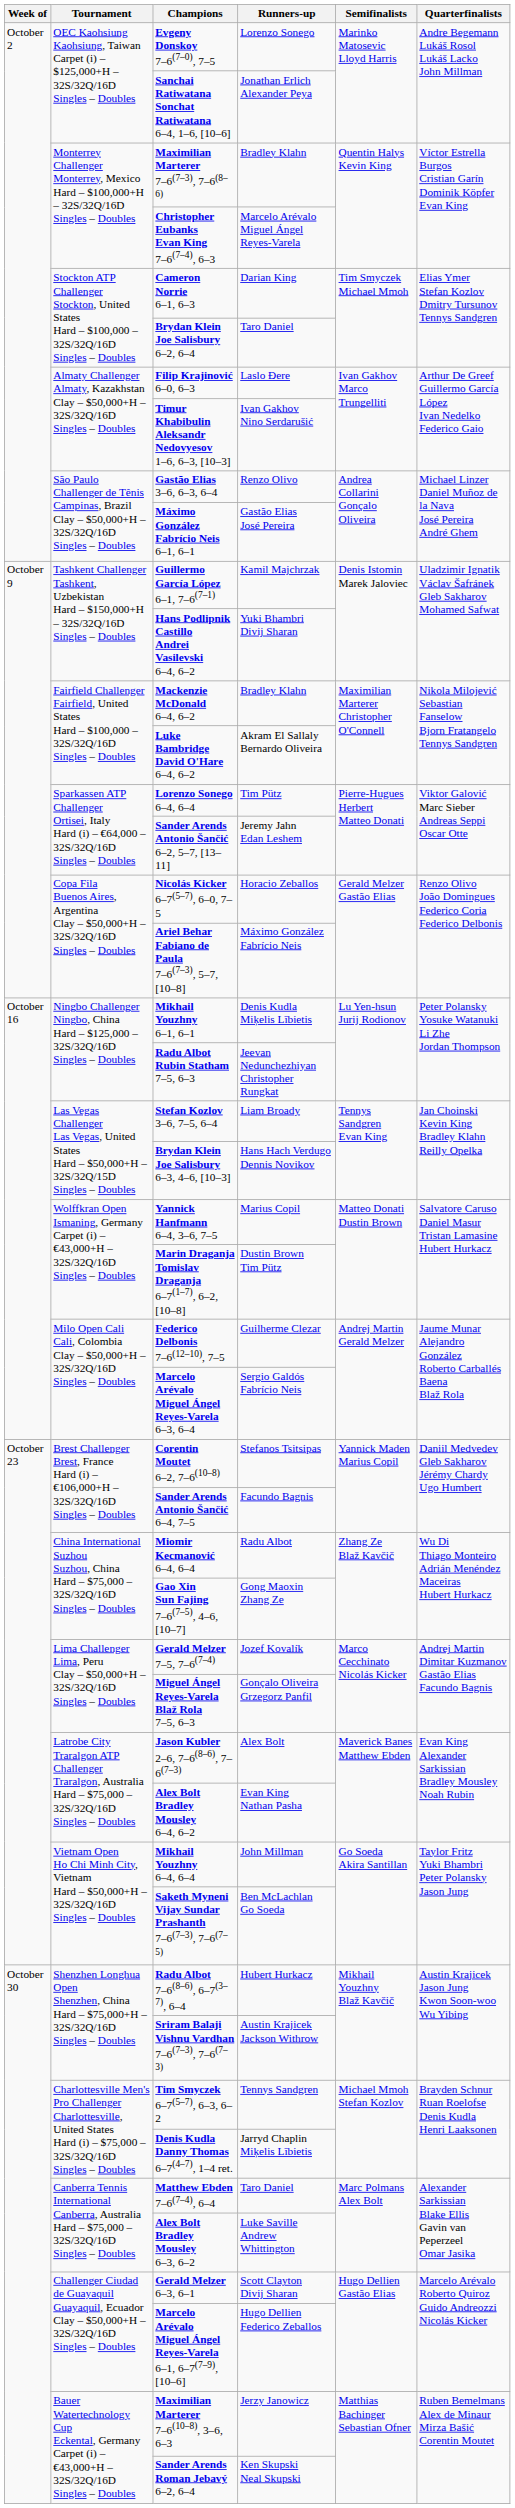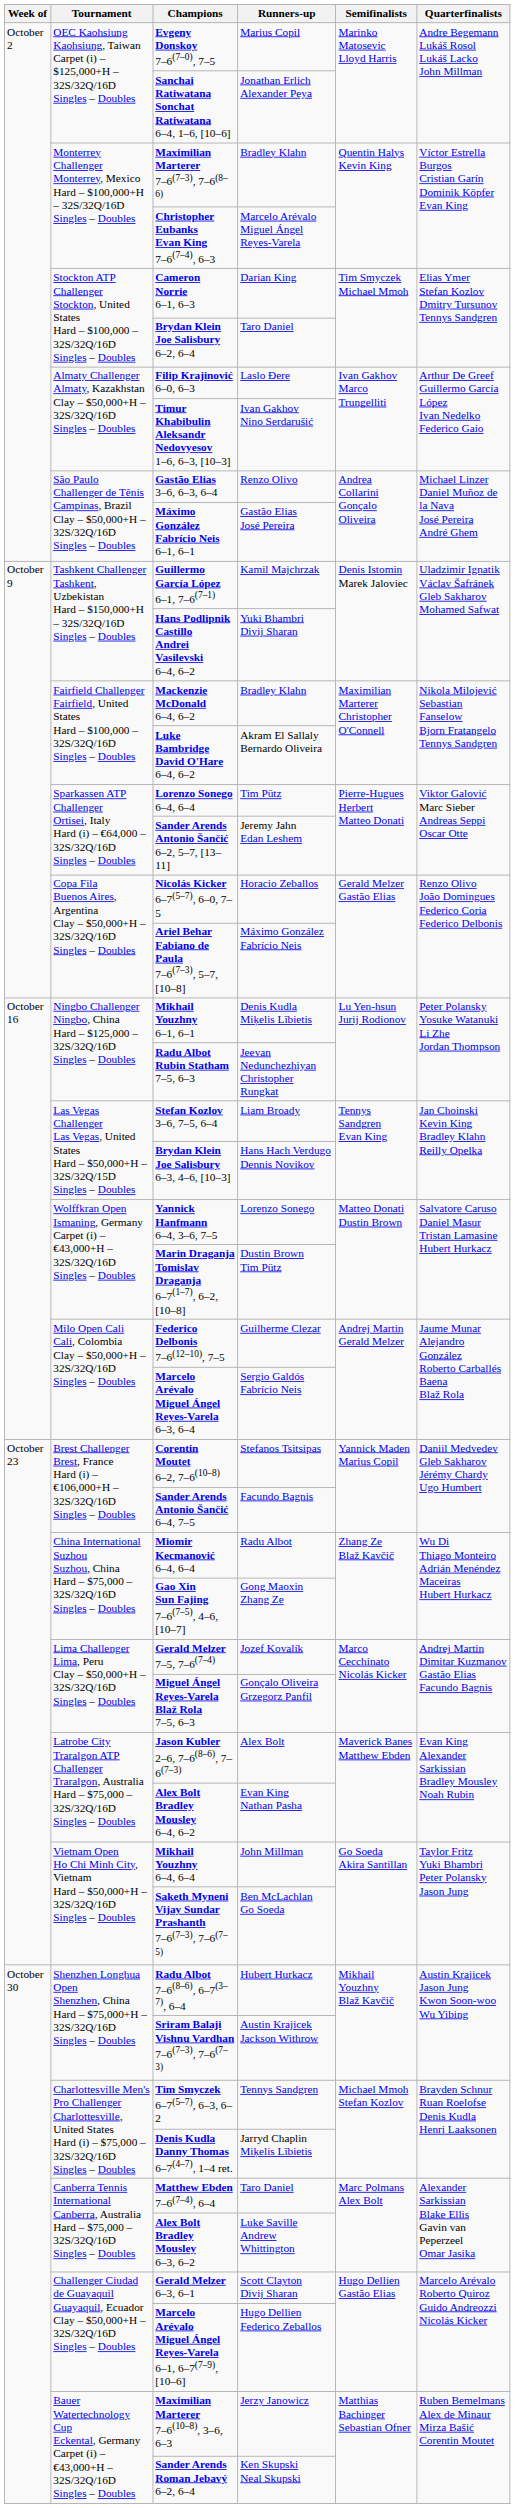(277, 32) Lorenzo Sonego -> (270, 32) Marius Copil
(270, 1208) Marius Copil -> (277, 1208) Lorenzo Sonego
